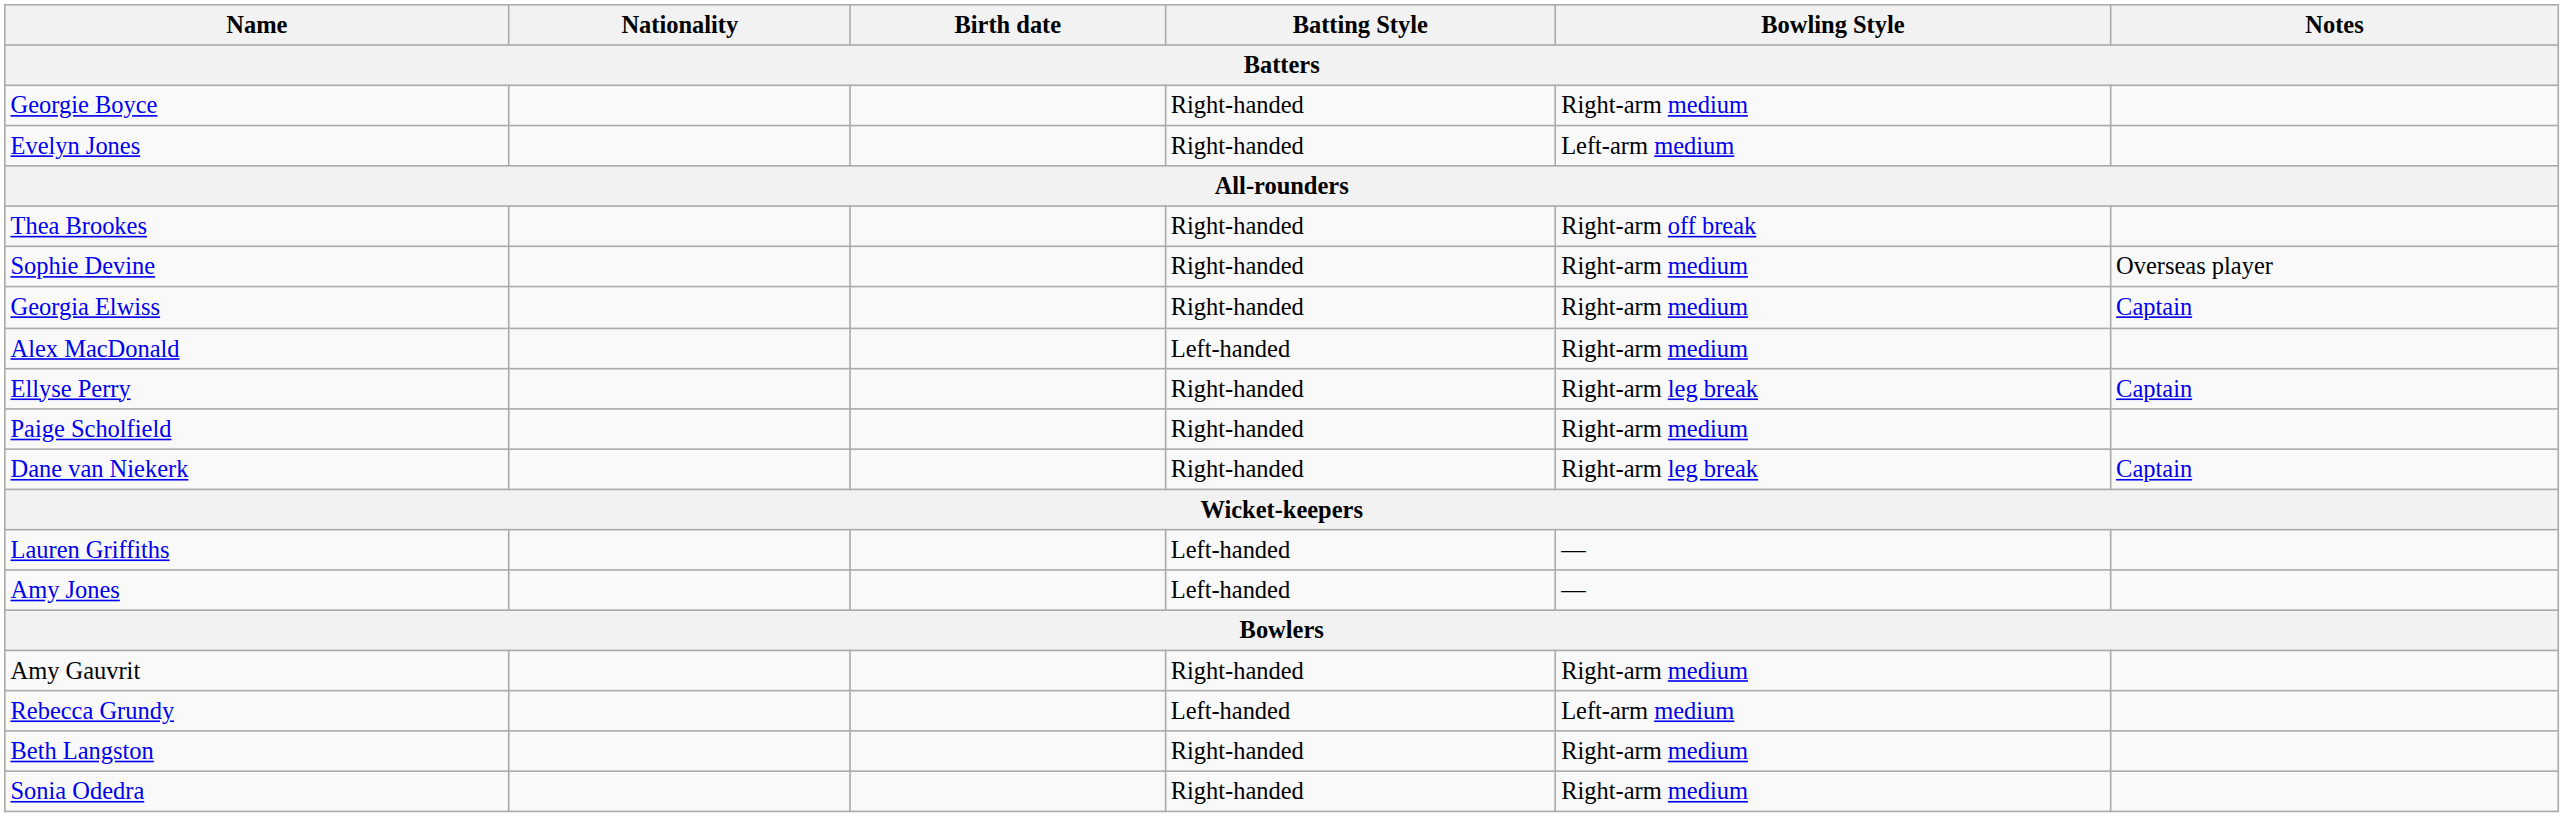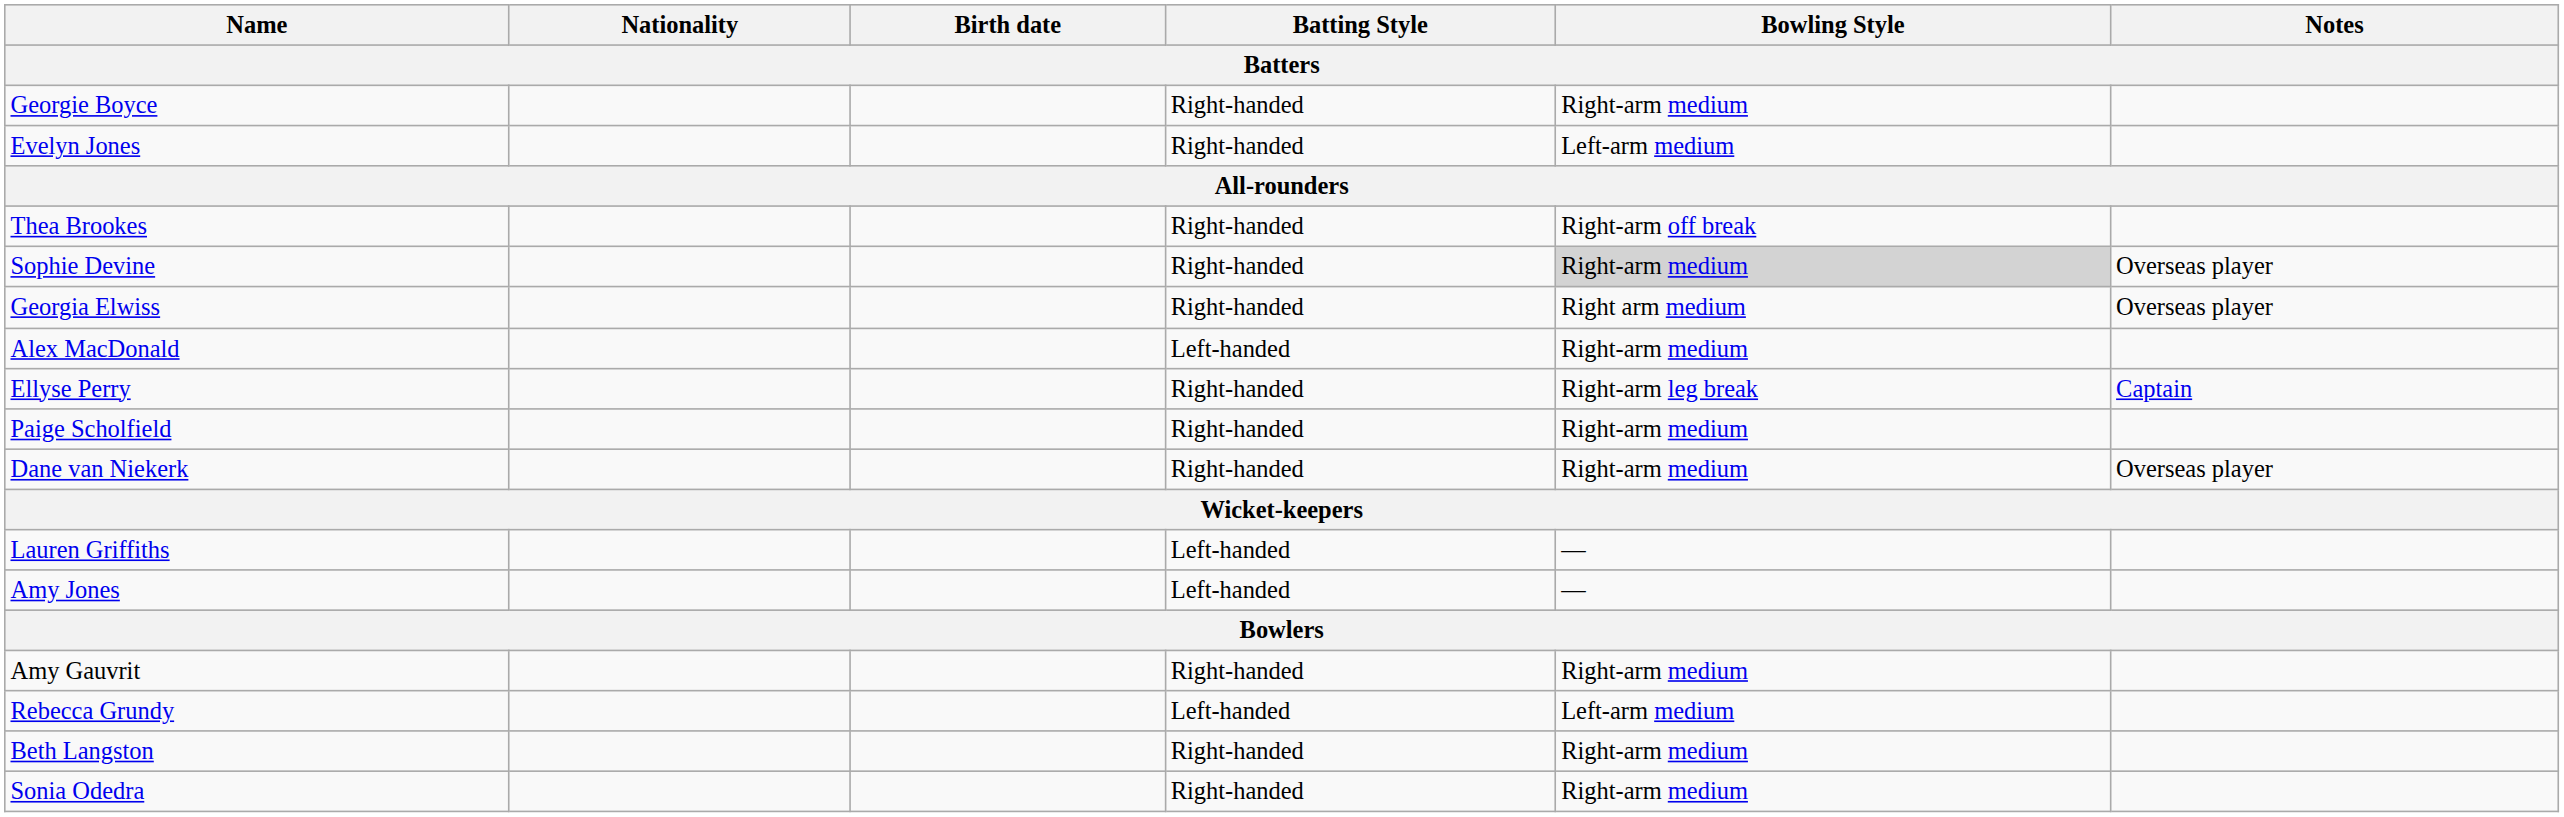(1655, 266) no background -> (1655, 266) lightgrey background
(1655, 307) Right-arm medium -> (1654, 307) Right arm medium
(2154, 307) Captain -> (2195, 307) Overseas player
(1660, 468) Right-arm leg break -> (1655, 468) Right-arm medium
(2154, 468) Captain -> (2195, 468) Overseas player
